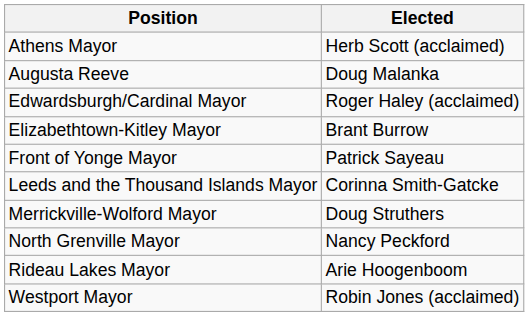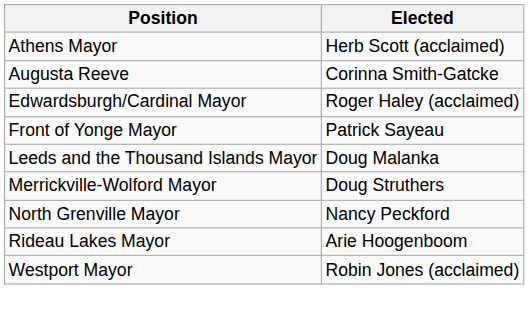(382, 74) Doug Malanka -> (412, 74) Corinna Smith-Gatcke
- row: (115, 130)
(412, 185) Corinna Smith-Gatcke -> (382, 158) Doug Malanka
